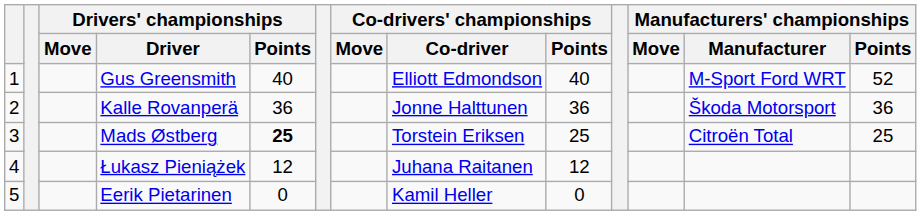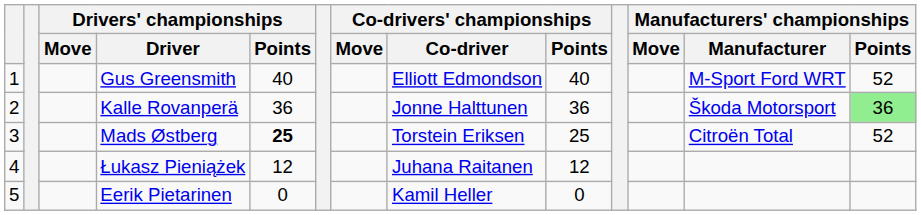(883, 107) no background -> (883, 107) lightgreen background
(883, 136) 25 -> (883, 136) 52
